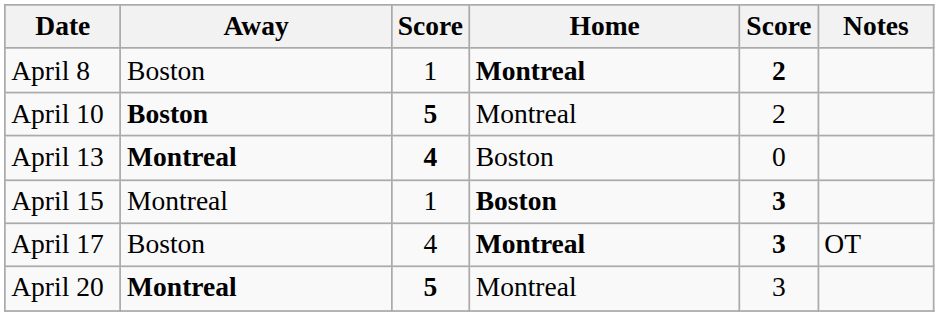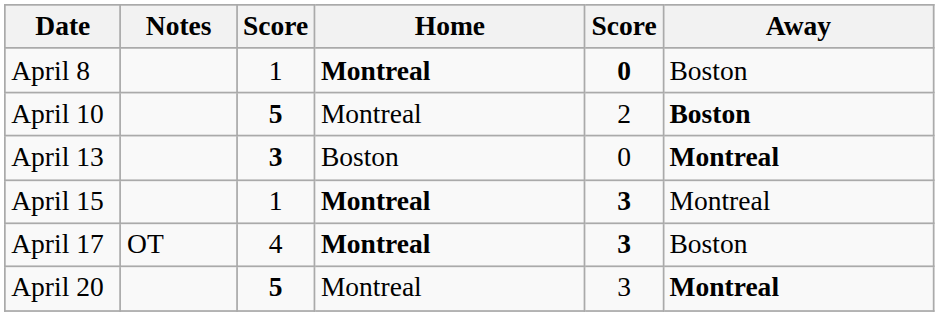columns swapped: (256, 26) <-> (876, 26)
(779, 69) 2 -> (624, 69) 0
(430, 157) 4 -> (276, 157) 3
(516, 200) Boston -> (376, 200) Montreal
